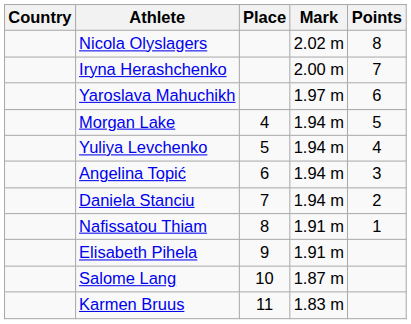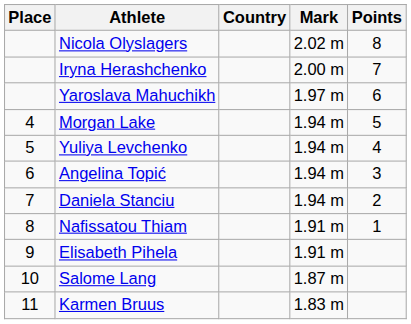columns swapped: (265, 17) <-> (40, 17)
